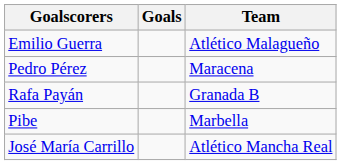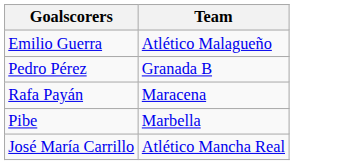- column: (162, 17)
(221, 69) Maracena -> (177, 69) Granada B
(224, 95) Granada B -> (174, 95) Maracena
